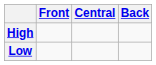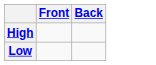- column: (95, 13)
